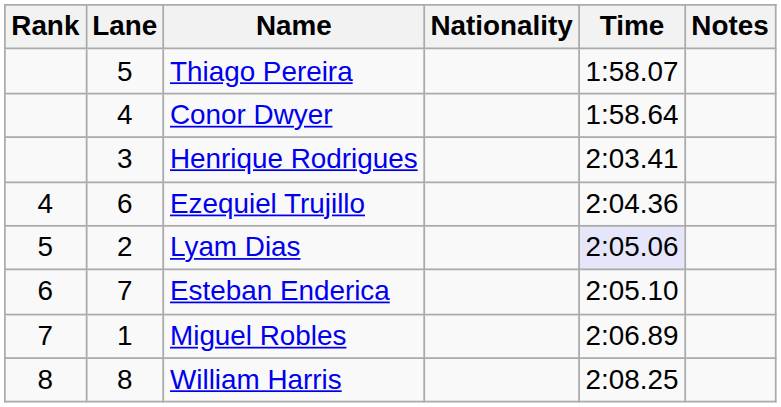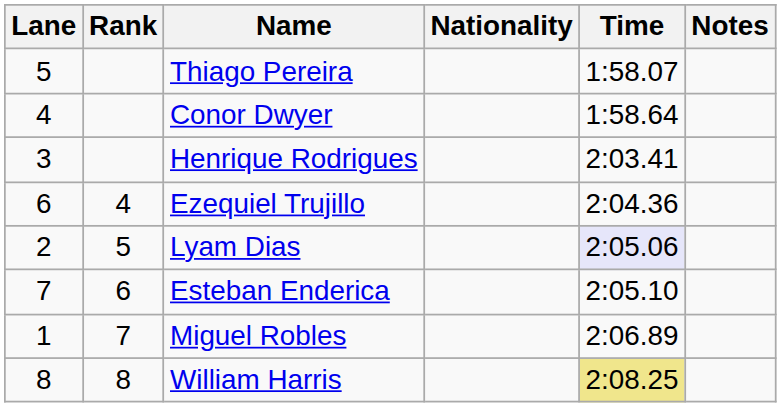columns swapped: (45, 26) <-> (125, 26)
(632, 379) no background -> (632, 379) khaki background
